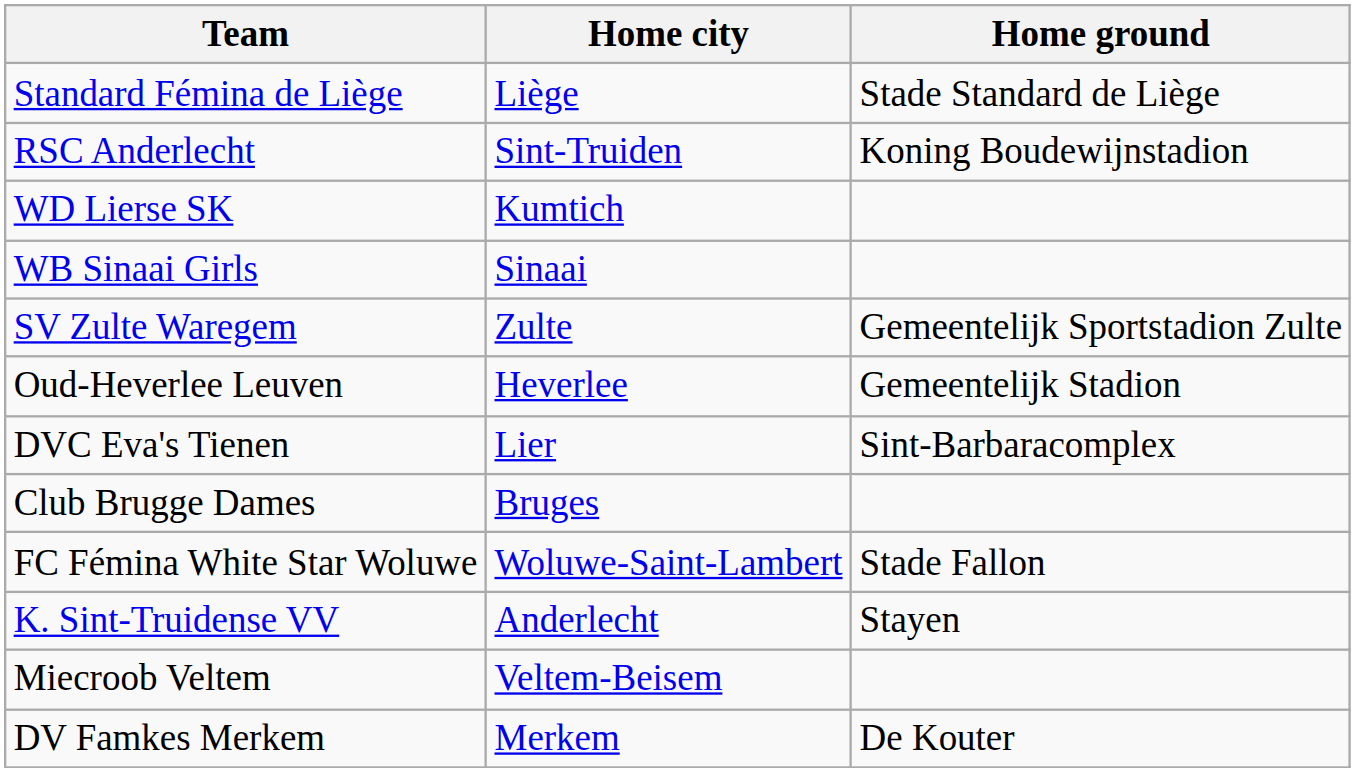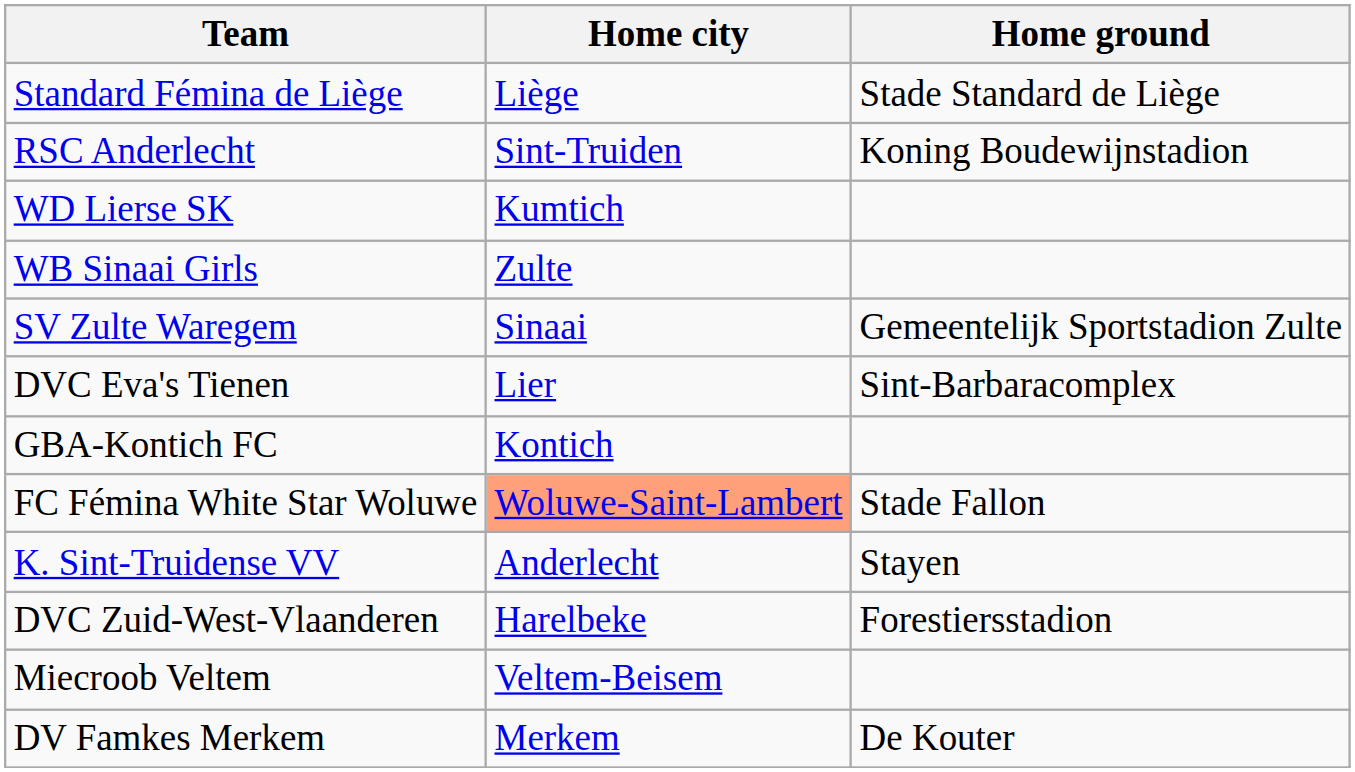(541, 268) Sinaai -> (534, 268) Zulte
(534, 326) Zulte -> (541, 326) Sinaai
- row: (178, 385)
+ row: (146, 444)
- row: (165, 502)
(669, 561) no background -> (669, 502) lightsalmon background
+ row: (226, 619)
